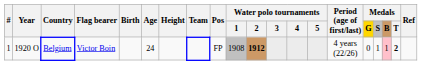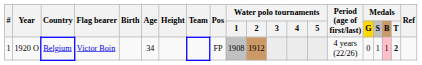(150, 48) 24 -> (150, 48) 34
(256, 48) bold -> (256, 48) normal
